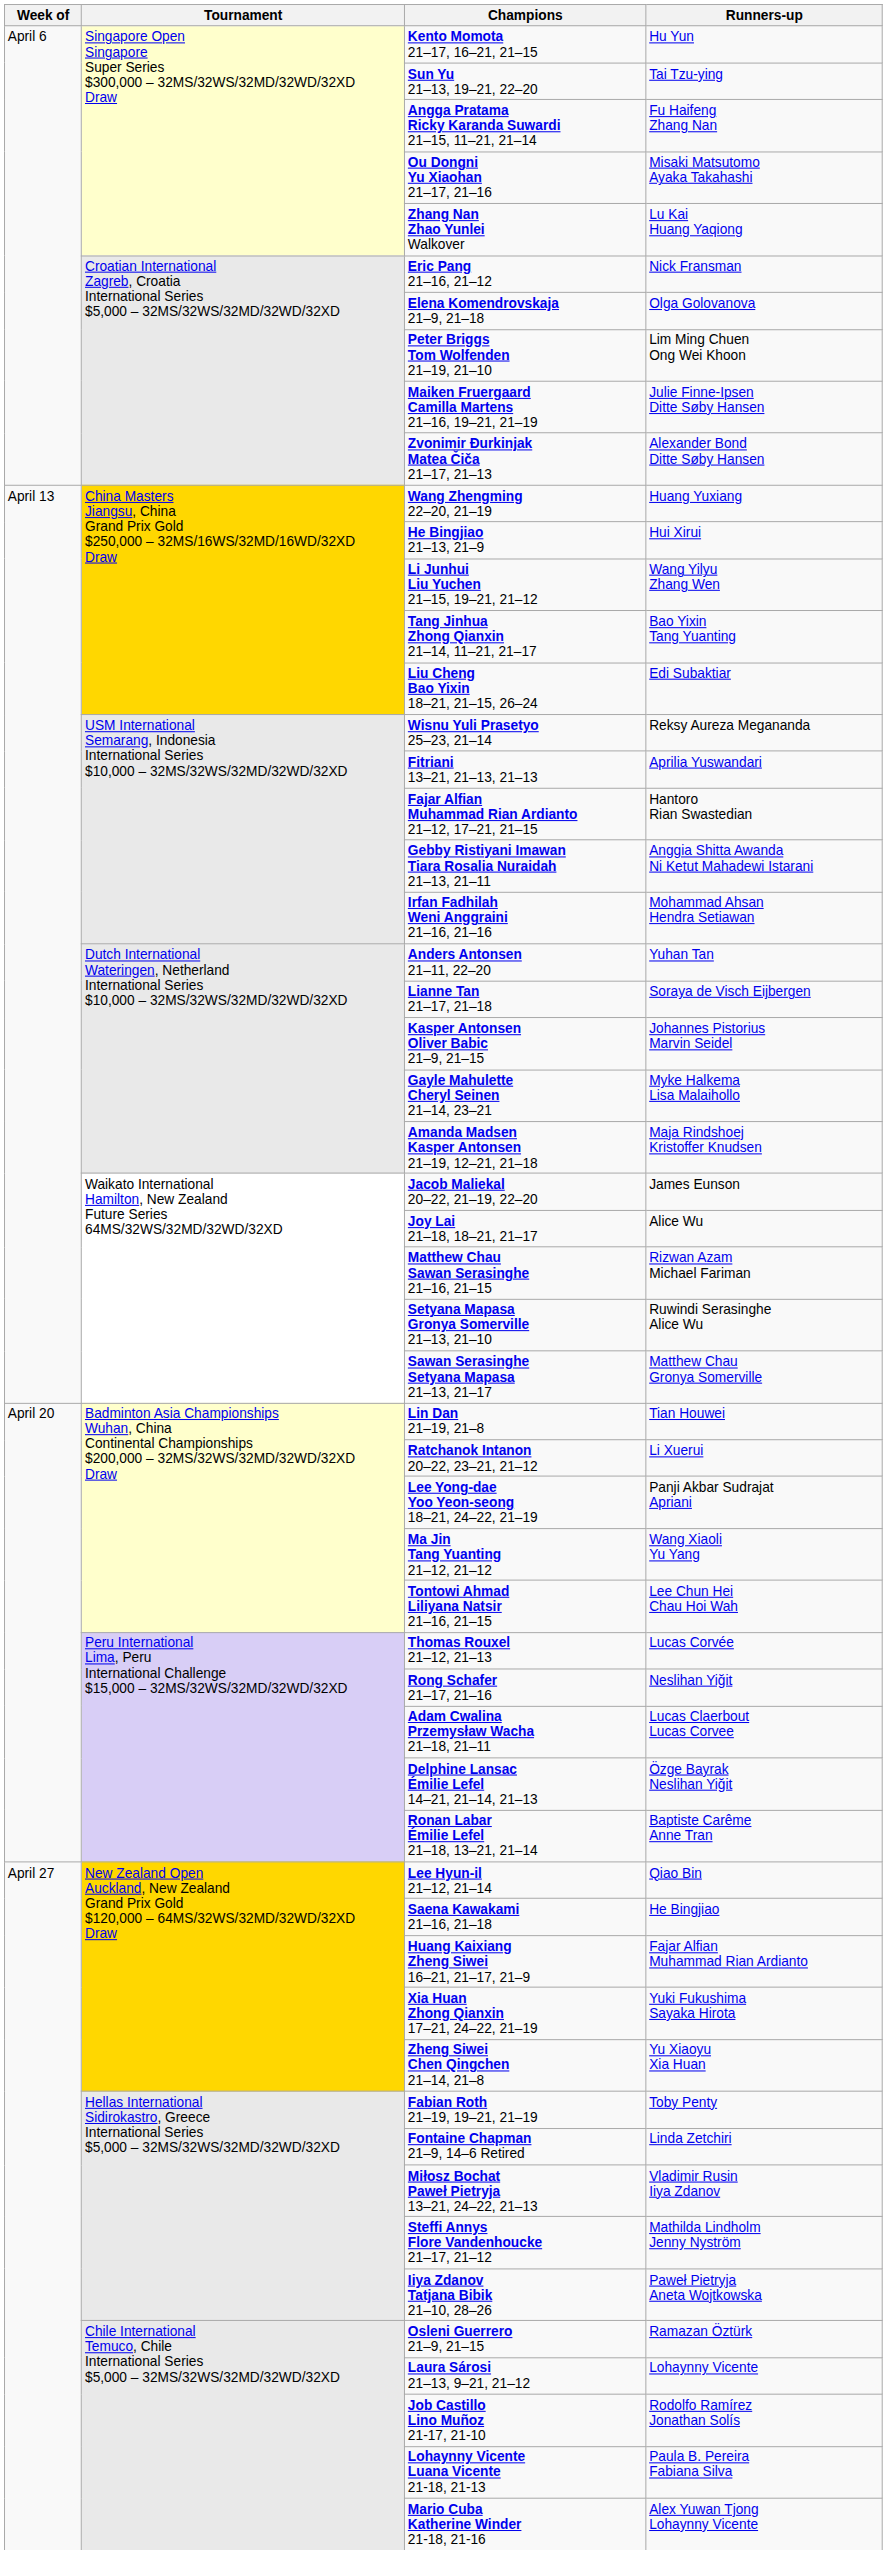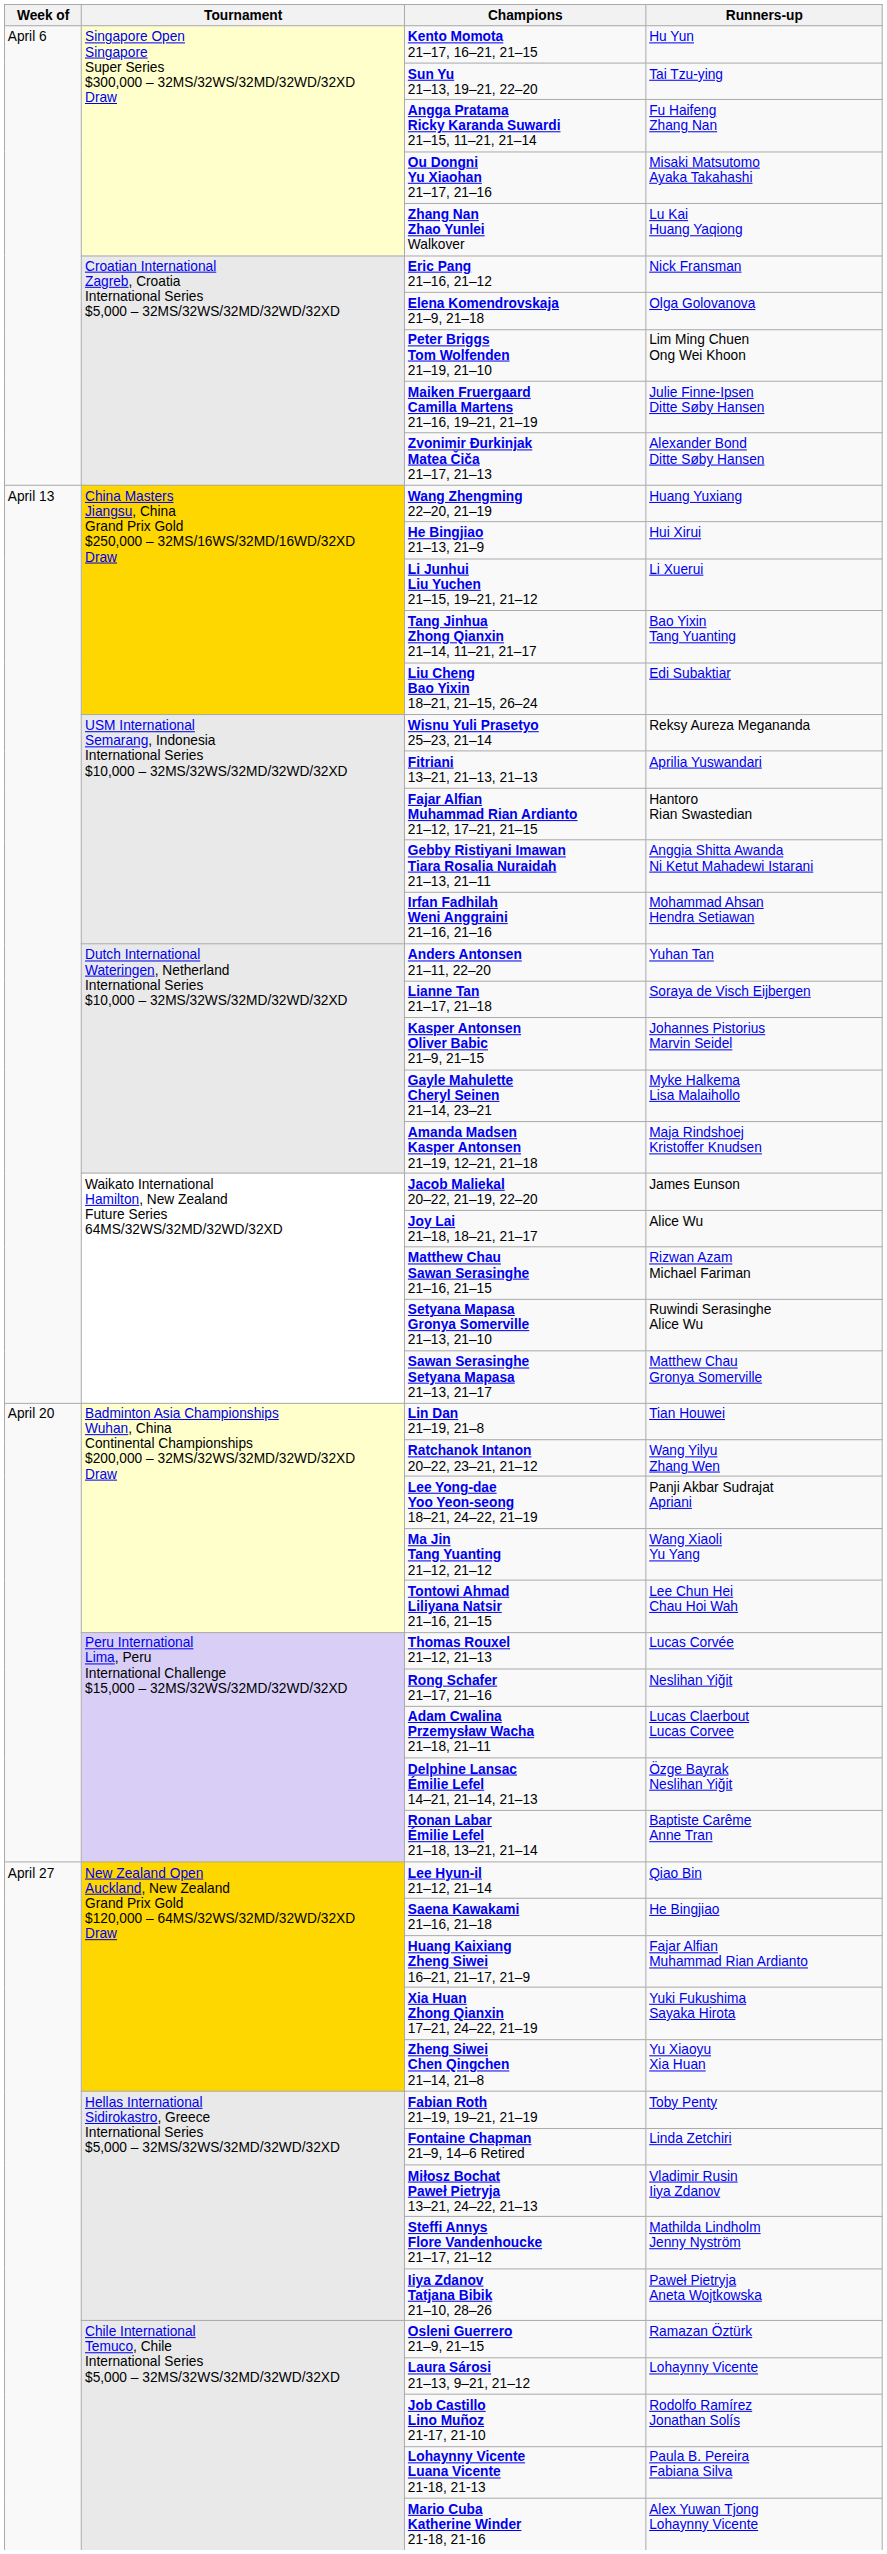(685, 577) Wang Yilyu Zhang Wen -> (676, 569) Li Xuerui
(676, 1450) Li Xuerui -> (685, 1458) Wang Yilyu Zhang Wen
